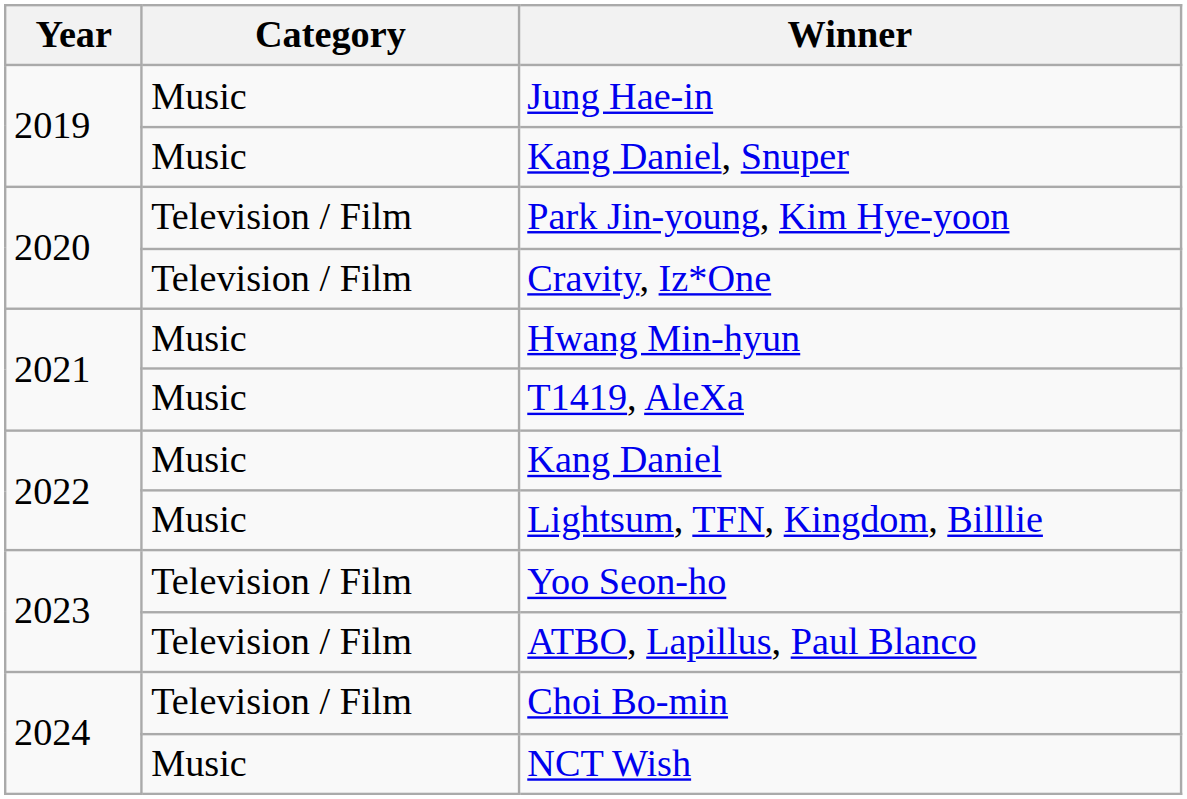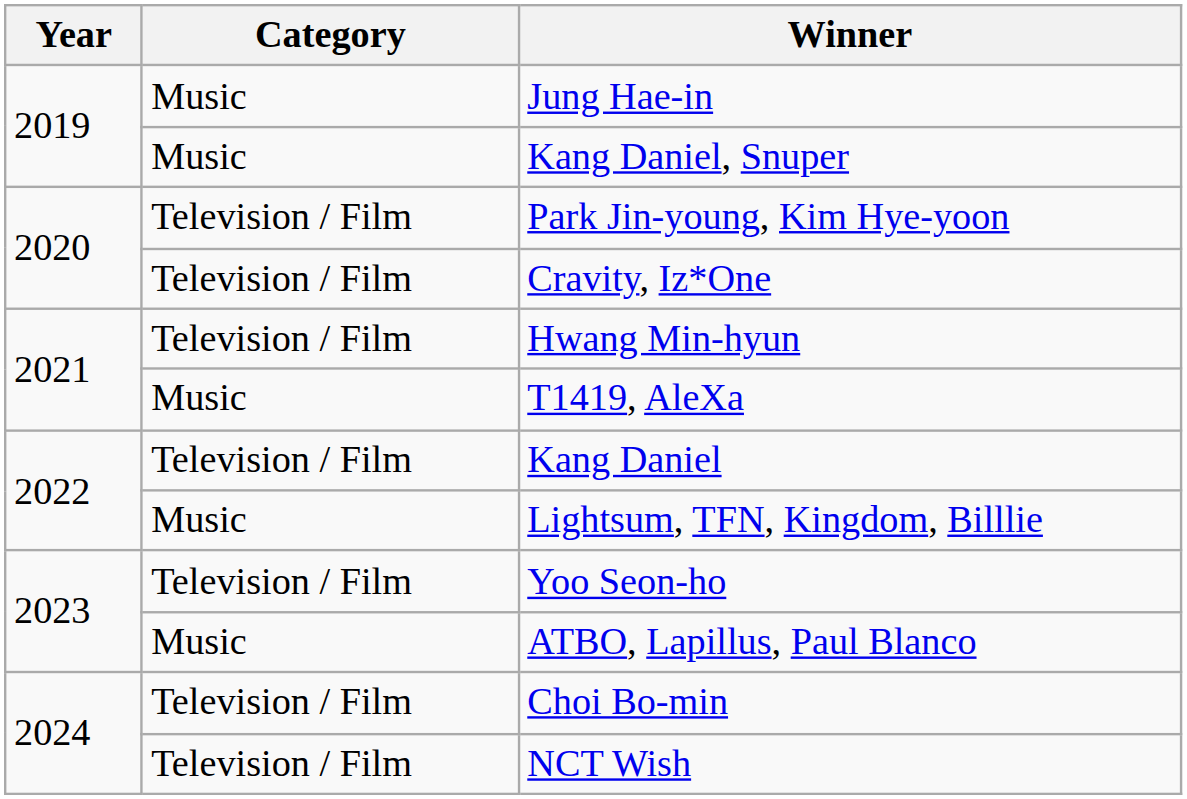(199, 338) Music -> (282, 338) Television / Film
(199, 459) Music -> (282, 459) Television / Film
(282, 641) Television / Film -> (199, 641) Music
(199, 762) Music -> (282, 762) Television / Film
